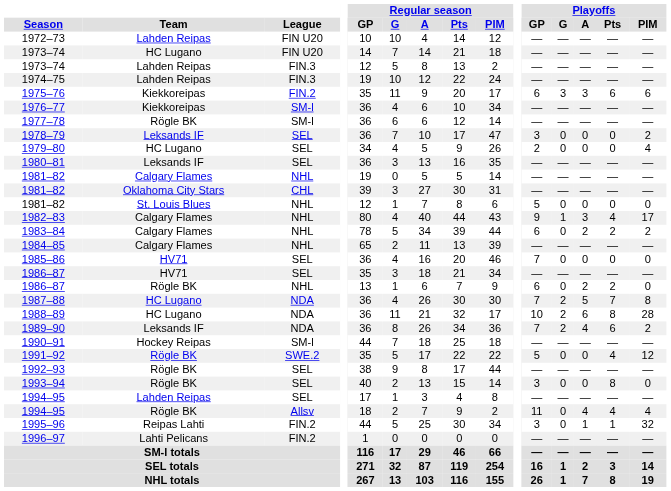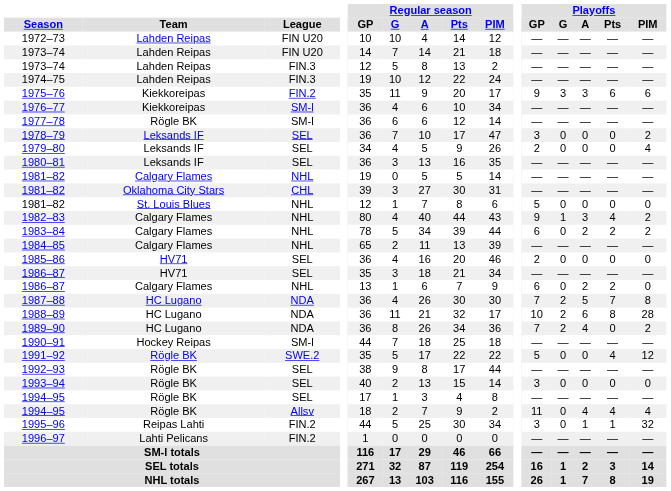(174, 52) HC Lugano -> (174, 52) Lahden Reipas
(537, 93) 6 -> (537, 93) 9
(174, 149) HC Lugano -> (174, 149) Leksands IF
(648, 218) 17 -> (648, 218) 2
(537, 259) 7 -> (537, 259) 2
(174, 287) Rögle BK -> (174, 287) Calgary Flames
(174, 328) Leksands IF -> (174, 328) HC Lugano
(613, 328) 6 -> (613, 328) 0
(613, 383) 8 -> (613, 383) 0
(174, 397) Lahden Reipas -> (174, 397) Rögle BK
